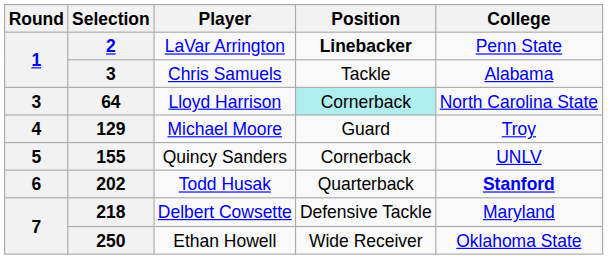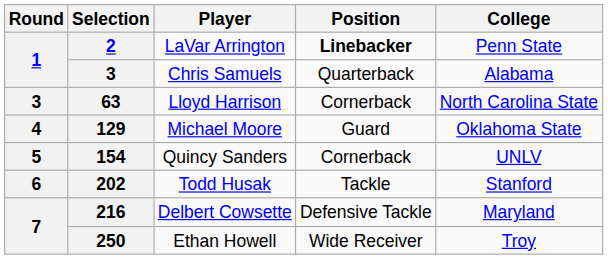(366, 74) Tackle -> (366, 74) Quarterback
(111, 102) 64 -> (111, 102) 63
(366, 102) paleturquoise background -> (366, 102) no background
(519, 129) Troy -> (519, 129) Oklahoma State
(111, 157) 155 -> (111, 157) 154
(366, 185) Quarterback -> (366, 185) Tackle
(519, 185) bold -> (519, 185) normal
(111, 212) 218 -> (111, 212) 216
(519, 240) Oklahoma State -> (519, 240) Troy
